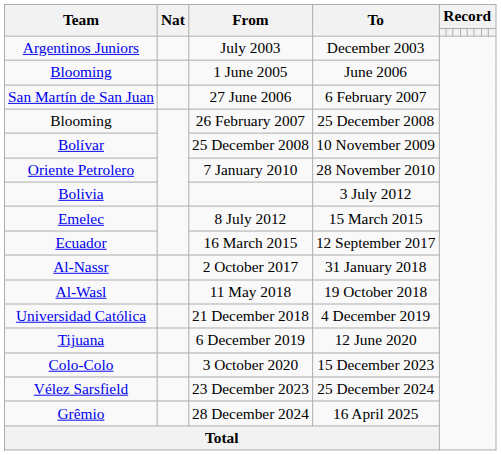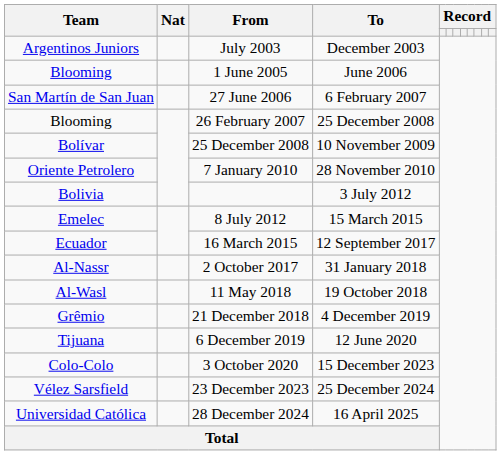(81, 316) Universidad Católica -> (81, 316) Grêmio
(81, 413) Grêmio -> (81, 413) Universidad Católica
